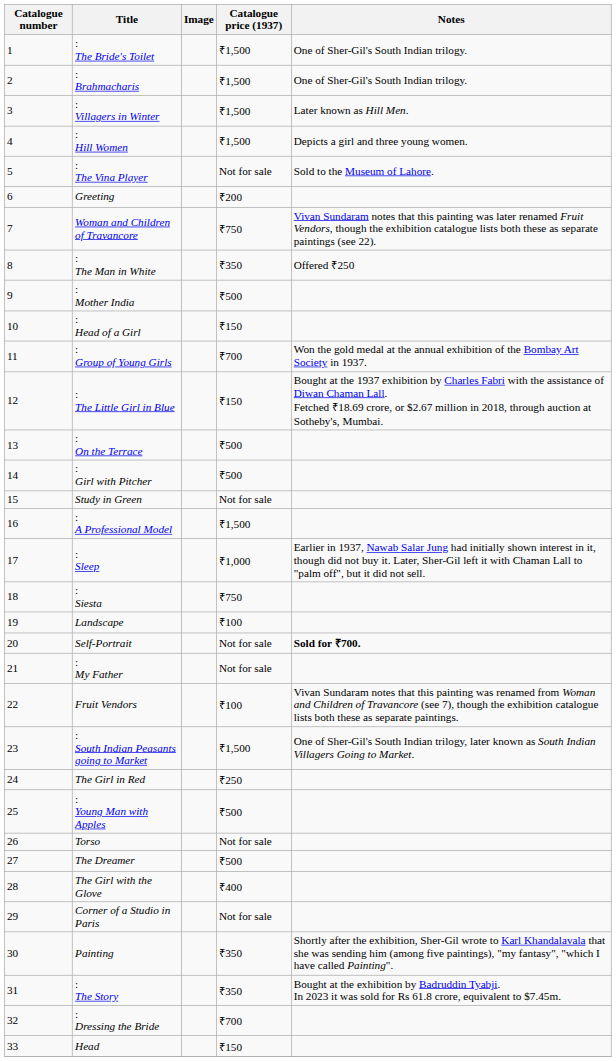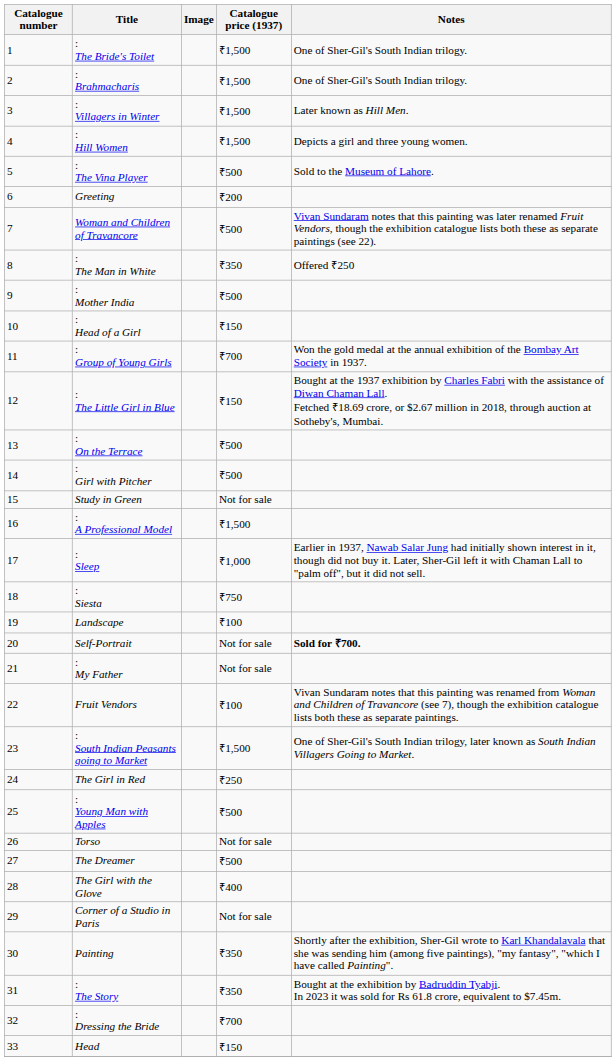(245, 171) Not for sale -> (230, 172) ₹500
(230, 229) ₹750 -> (230, 229) ₹500
